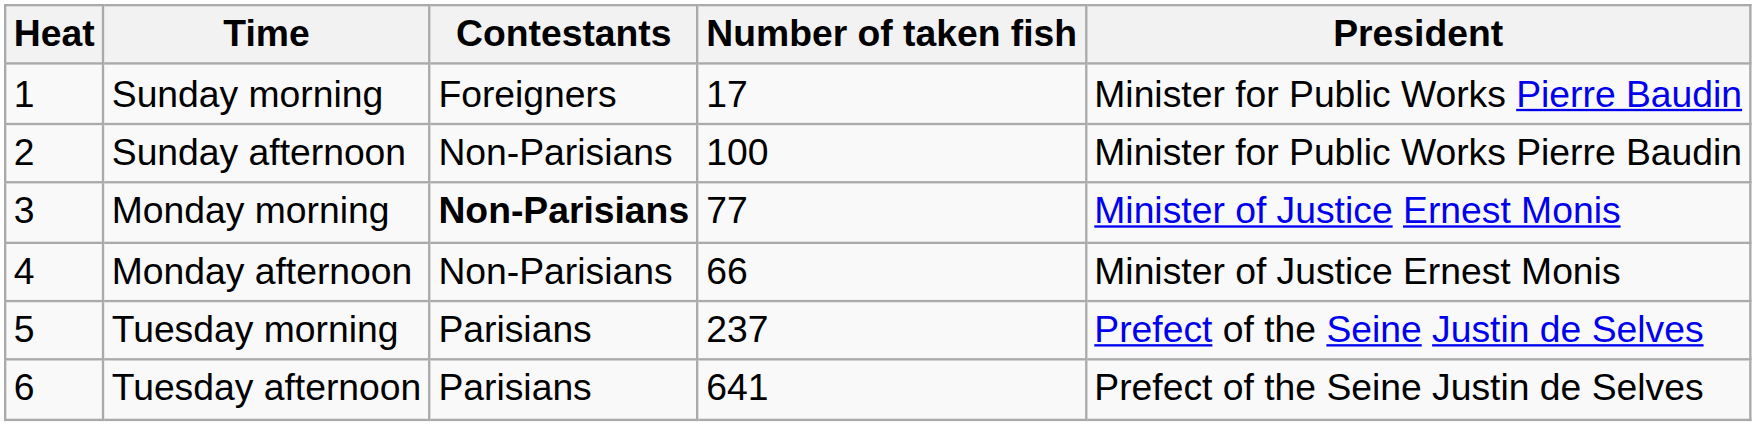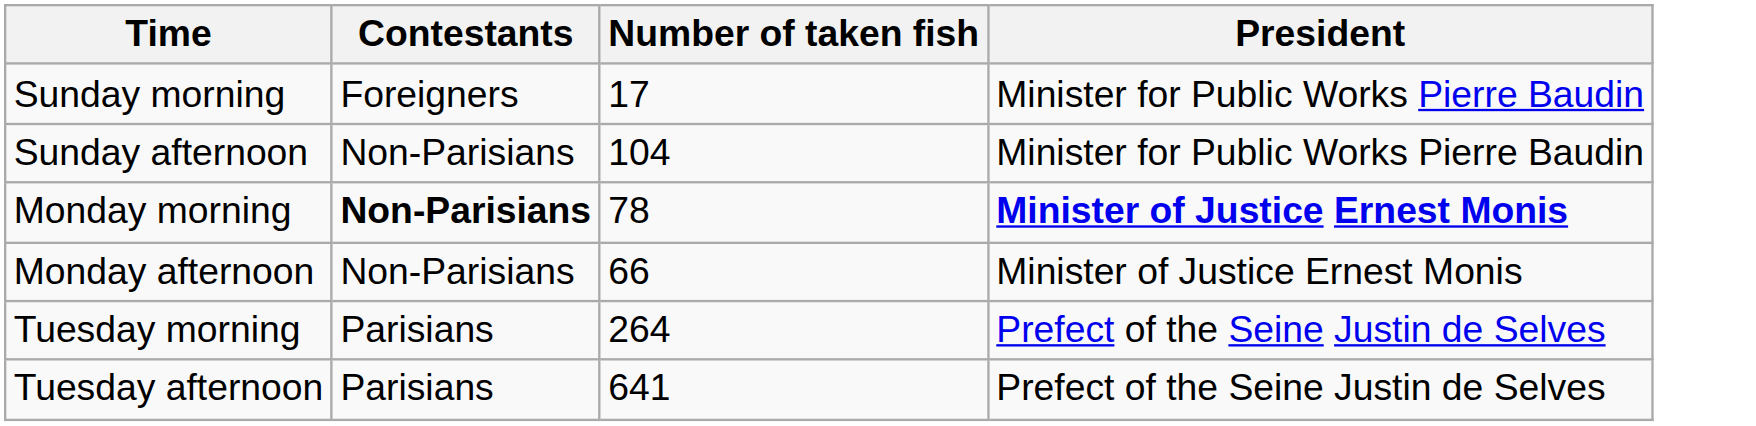- column: (54, 34)
(737, 152) 100 -> (639, 152) 104
(727, 211) 77 -> (629, 211) 78
(1357, 211) normal -> (1282, 211) bold
(737, 329) 237 -> (639, 329) 264
